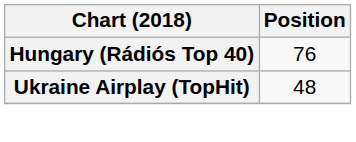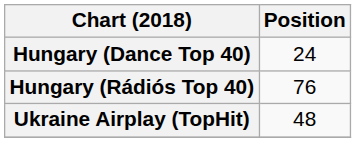+ row: (132, 53)
